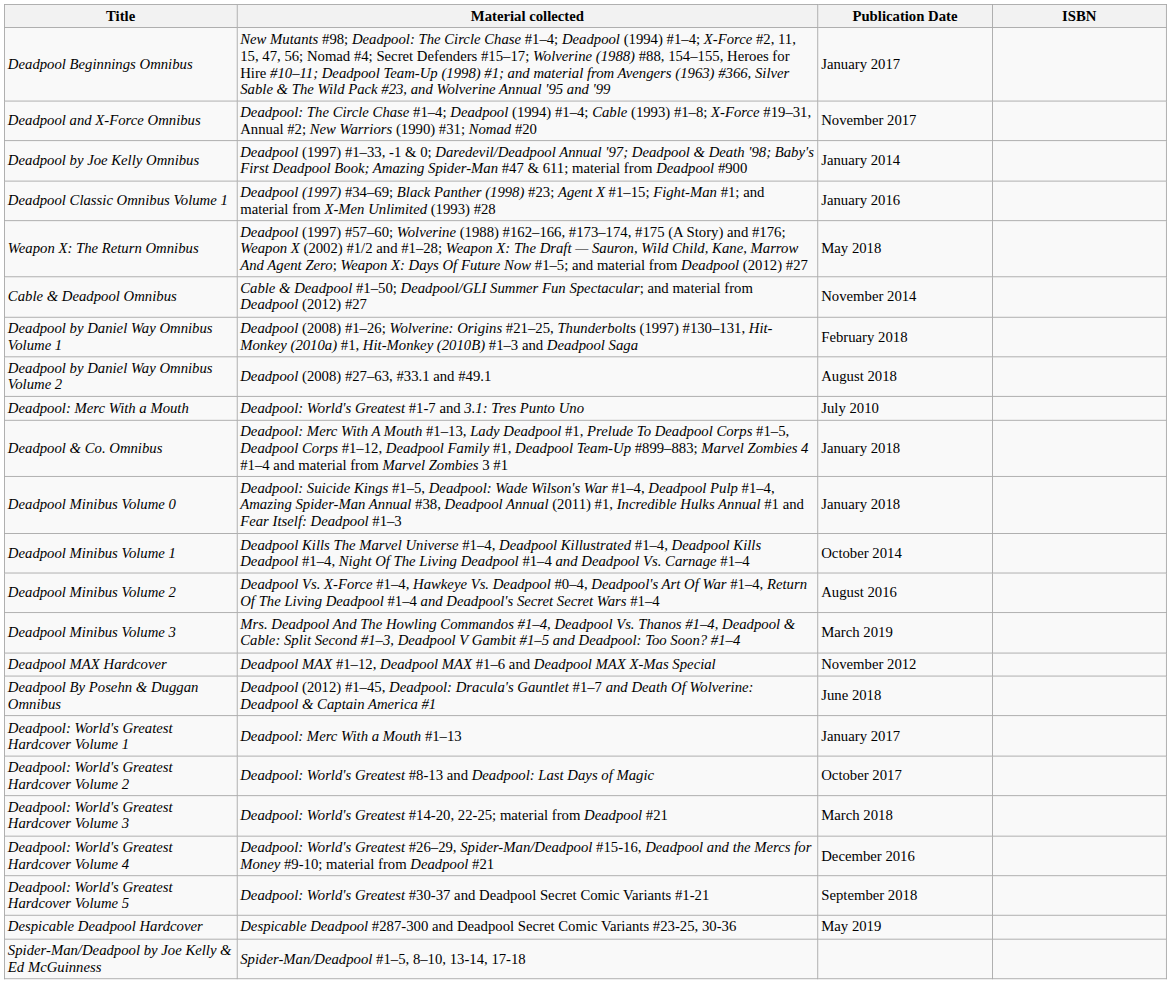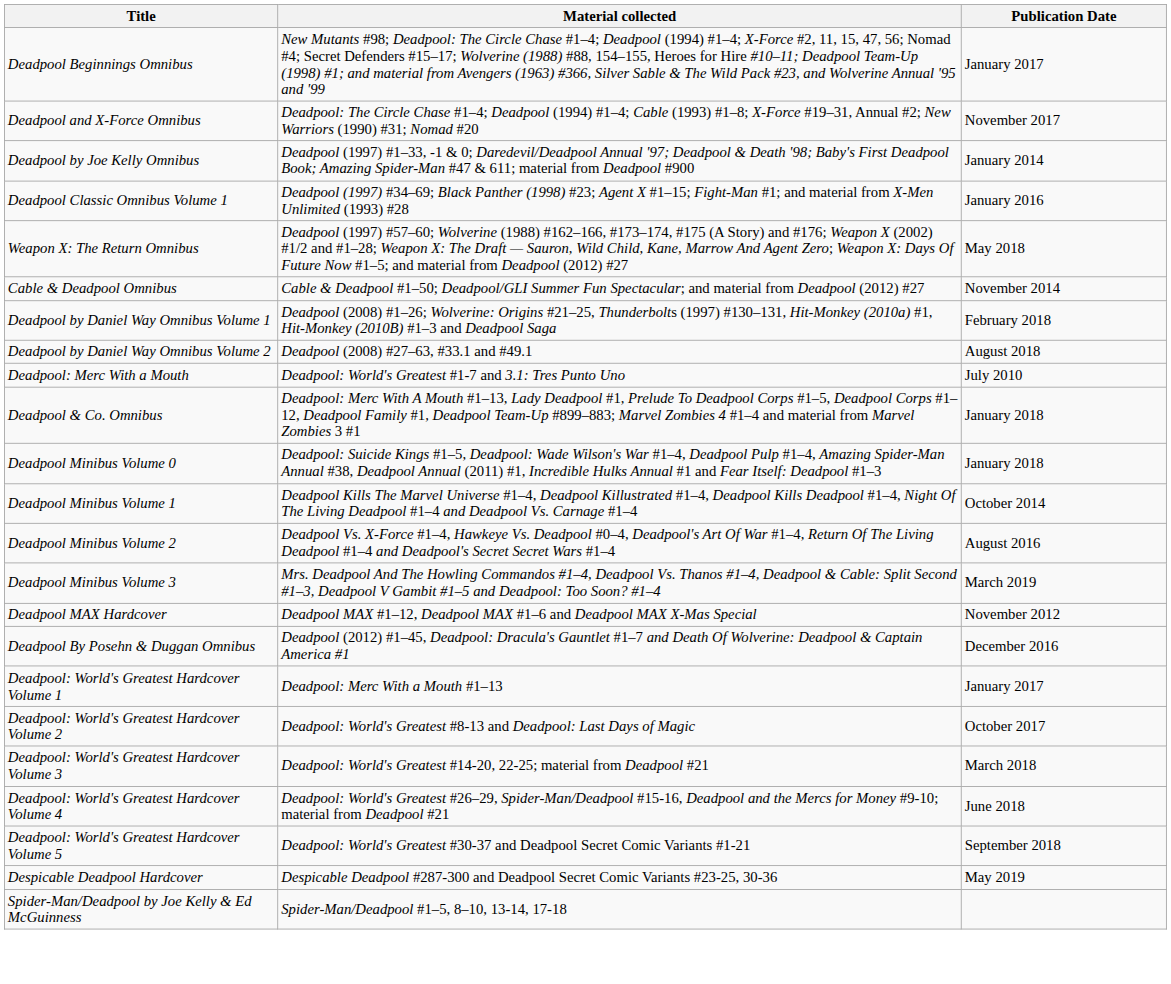- column: (1079, 16)
(851, 696) June 2018 -> (1012, 646) December 2016
(868, 855) December 2016 -> (995, 805) June 2018
